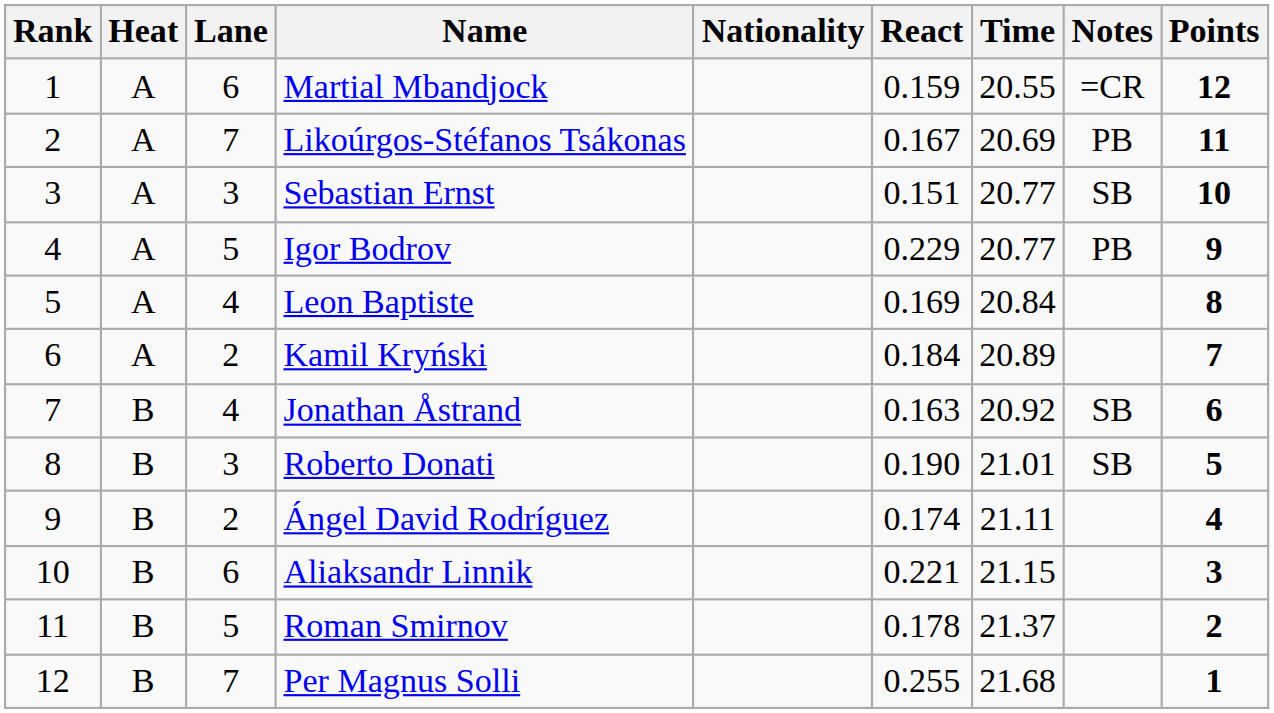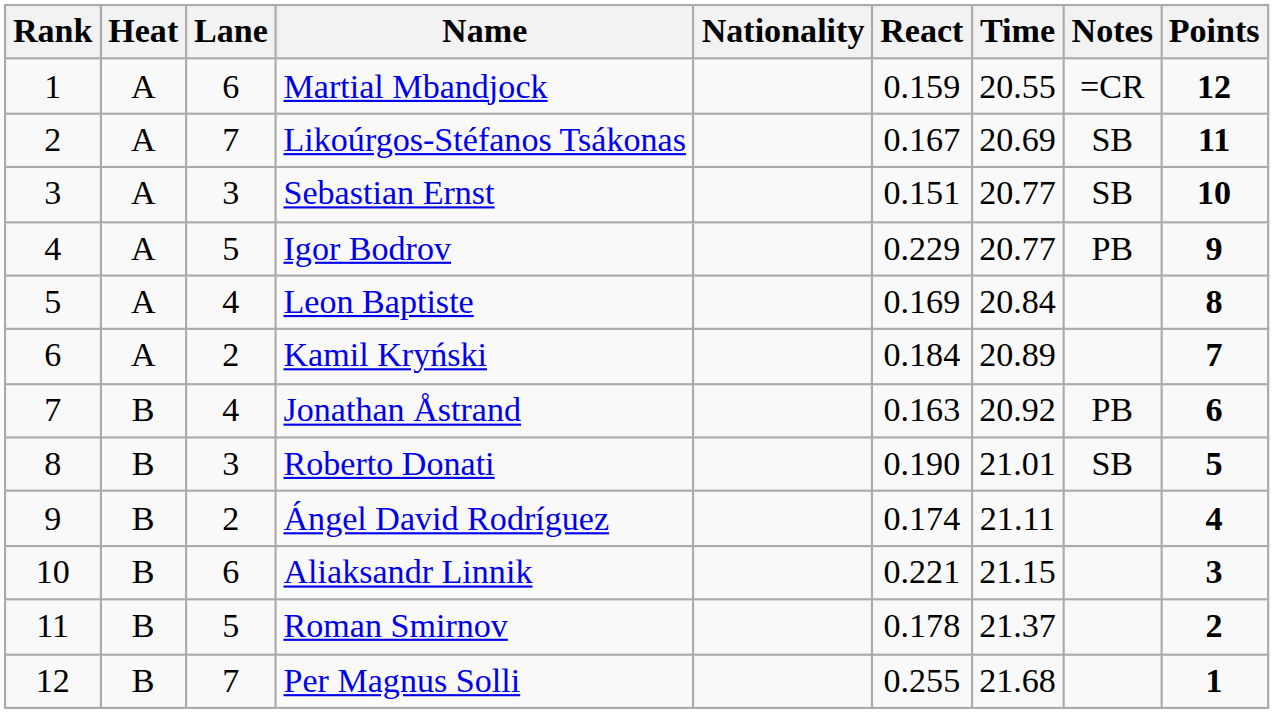(1112, 139) PB -> (1112, 139) SB
(1112, 409) SB -> (1112, 409) PB
